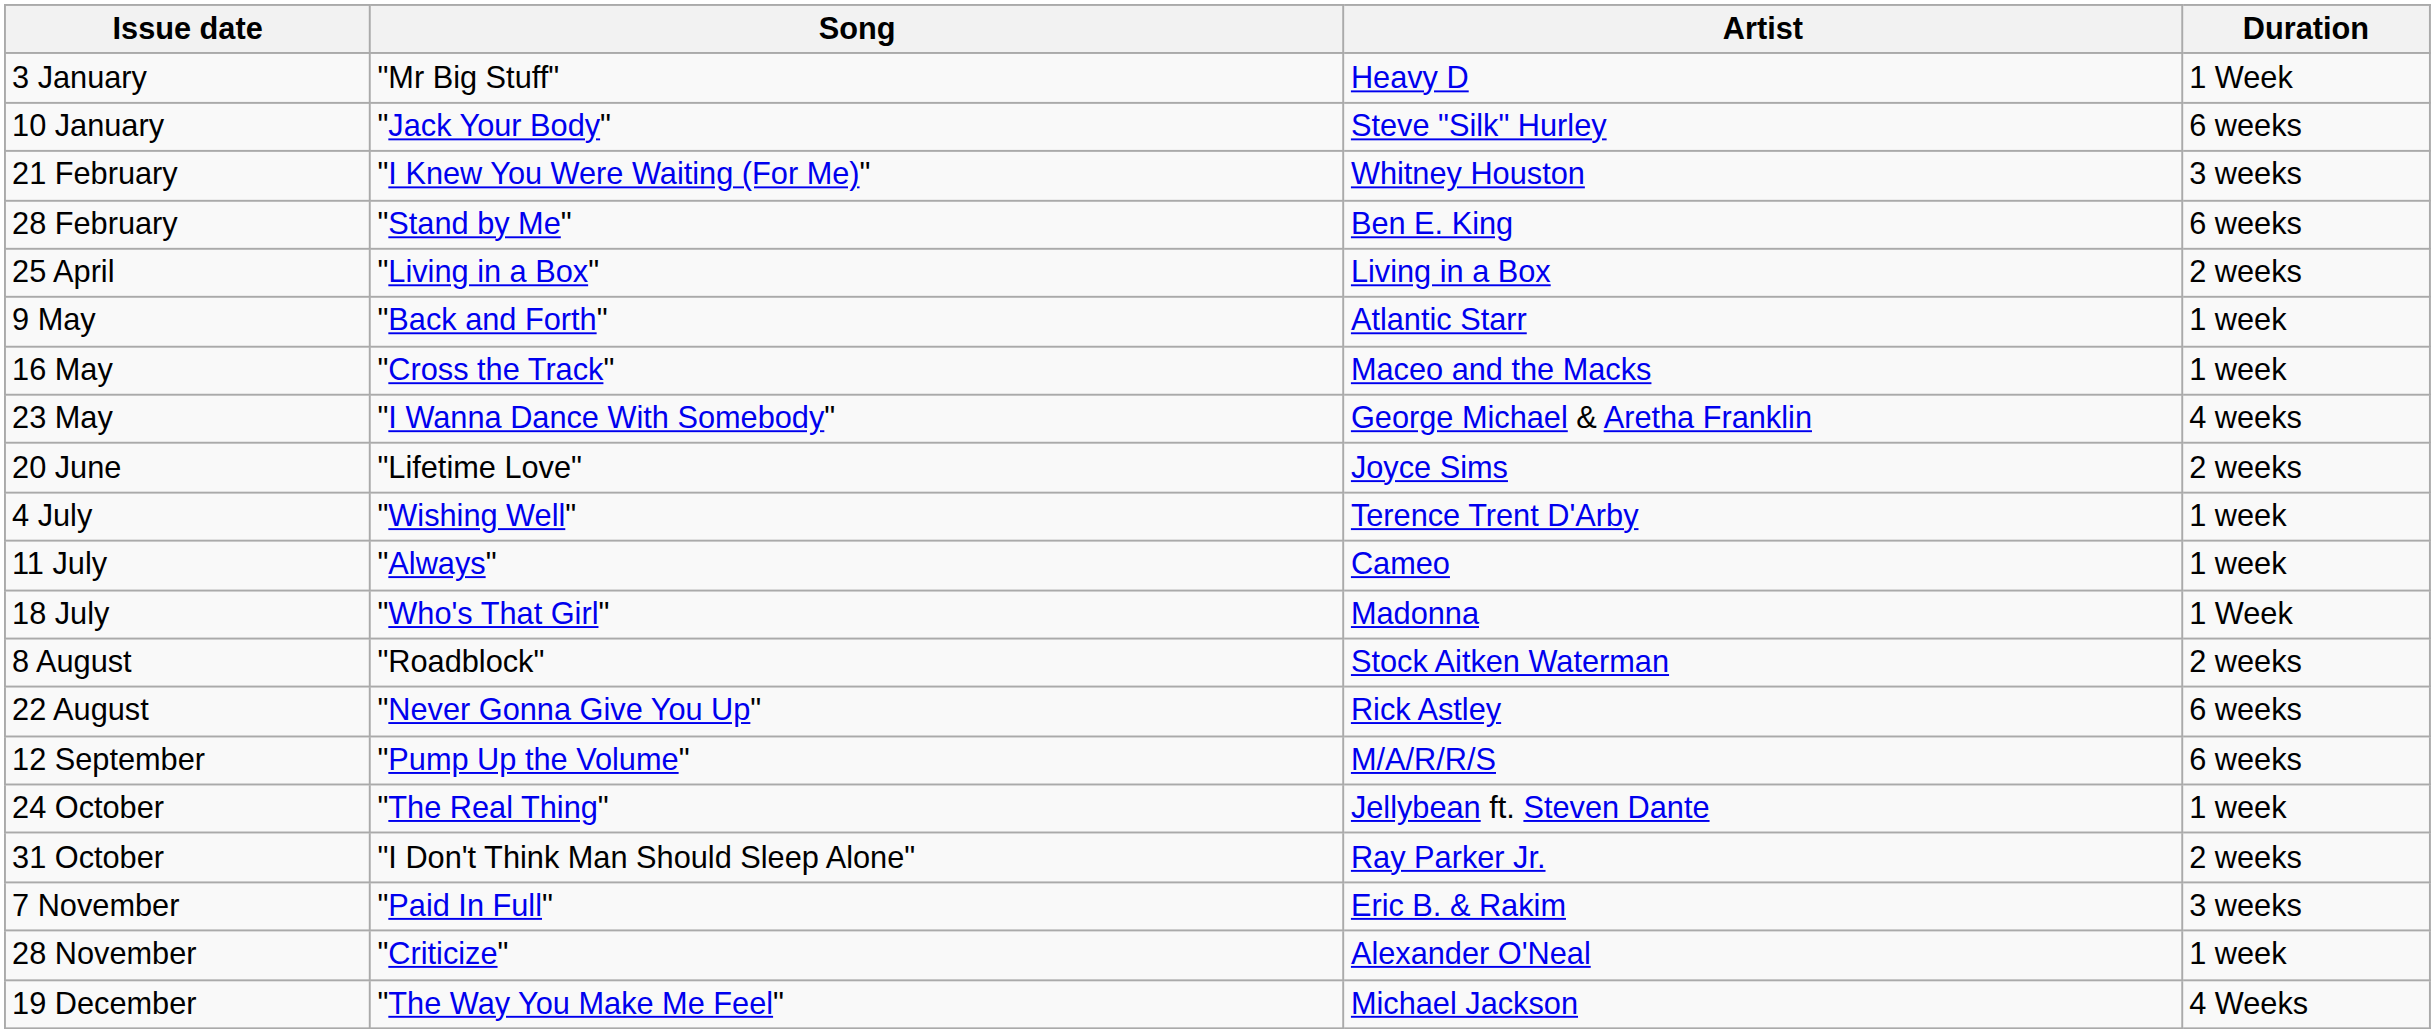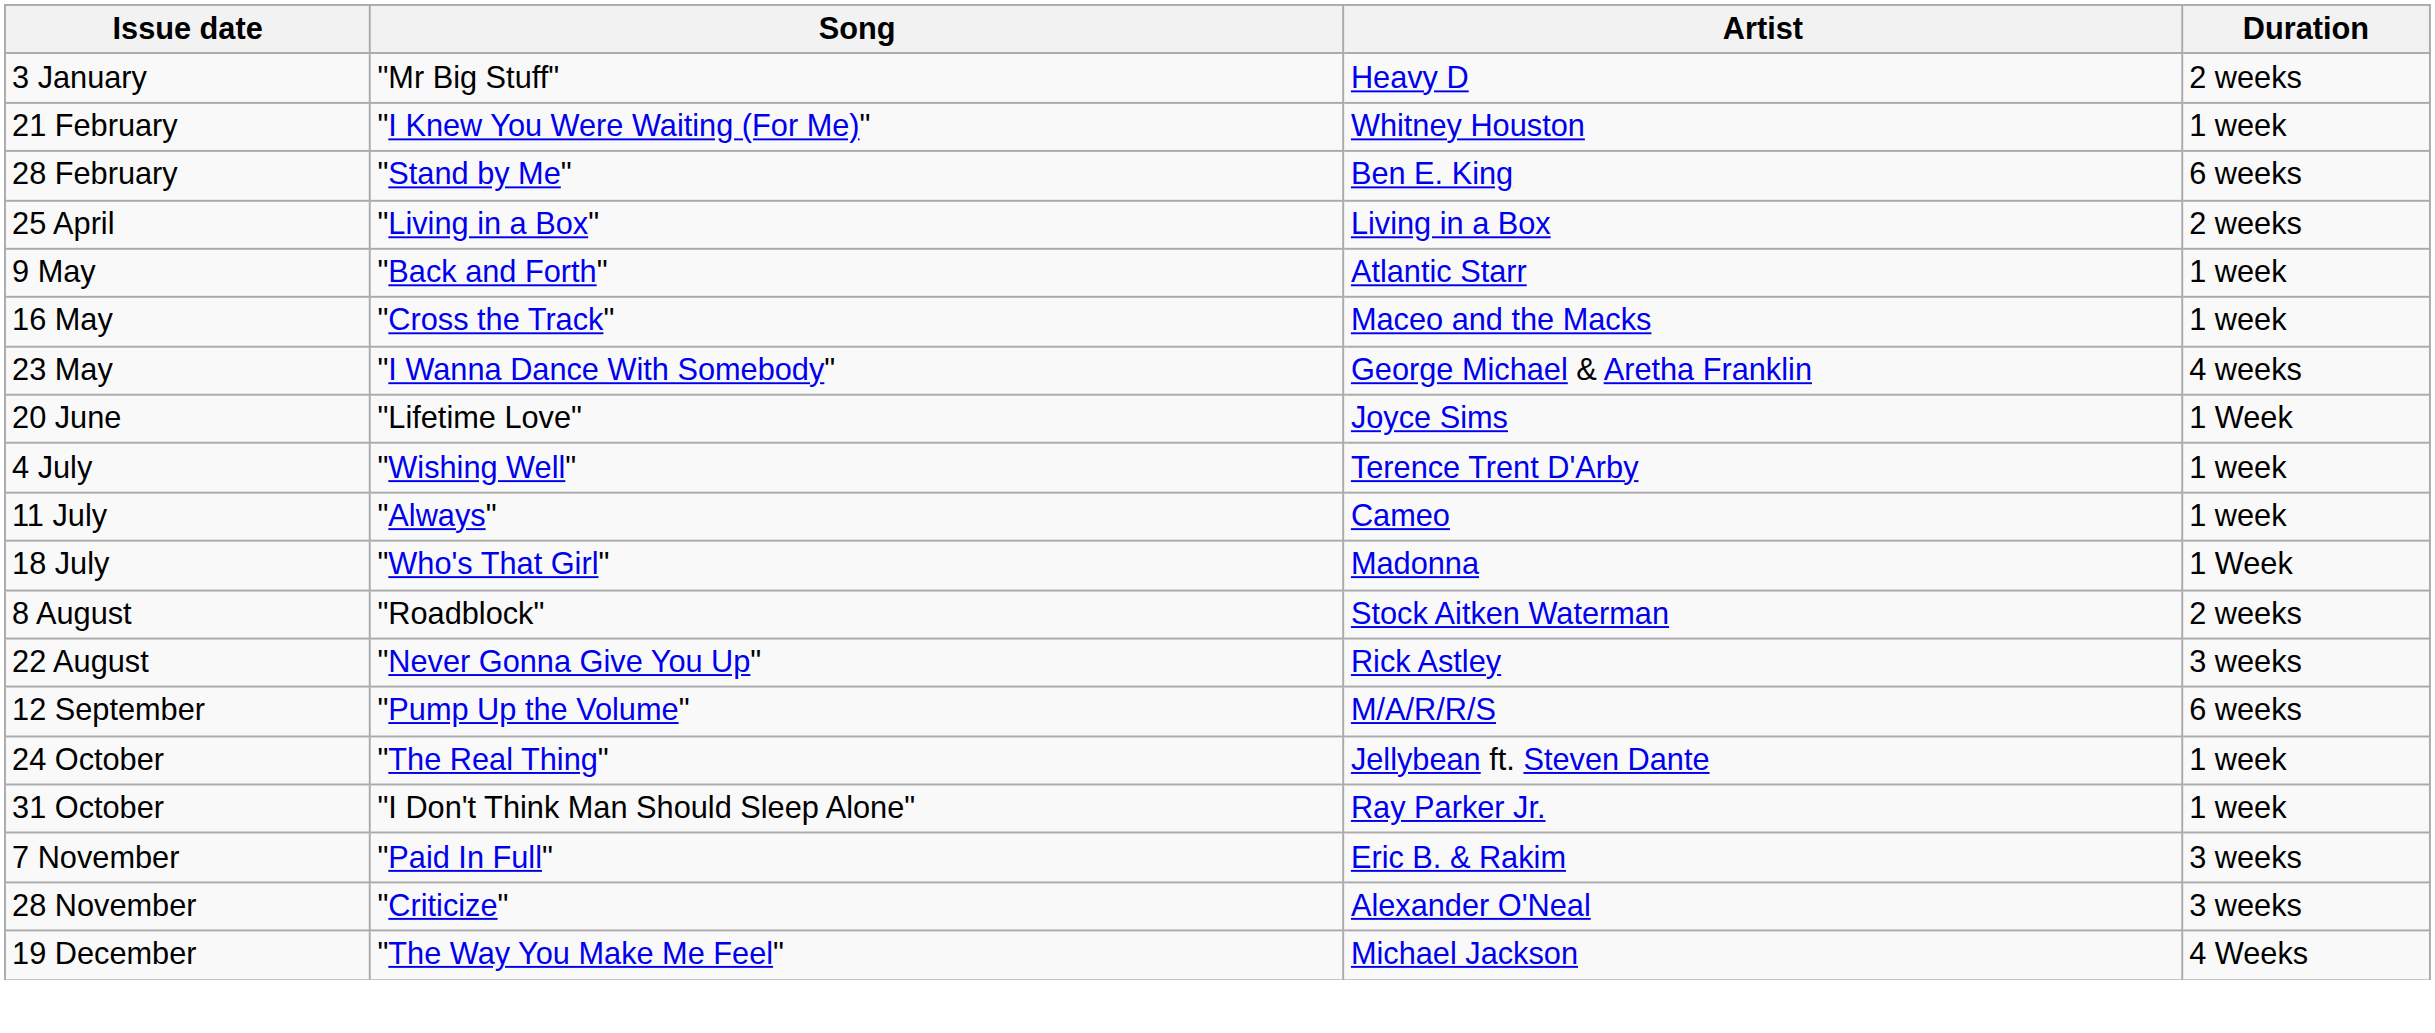(2241, 77) 1 Week -> (2246, 77) 2 weeks
- row: (88, 126)
(2246, 175) 3 weeks -> (2238, 126) 1 week
(2246, 467) 2 weeks -> (2241, 418) 1 Week
(2246, 710) 6 weeks -> (2246, 662) 3 weeks
(2246, 857) 2 weeks -> (2238, 808) 1 week
(2238, 954) 1 week -> (2246, 905) 3 weeks
